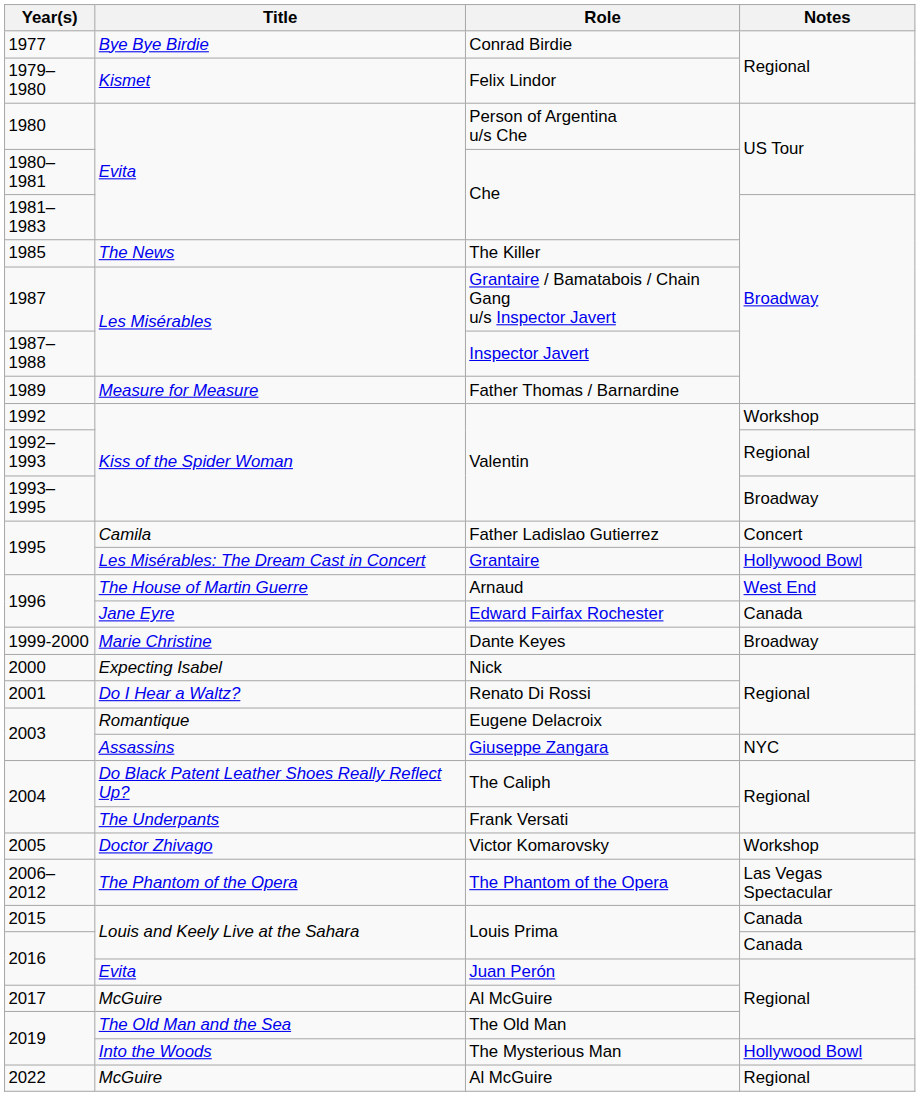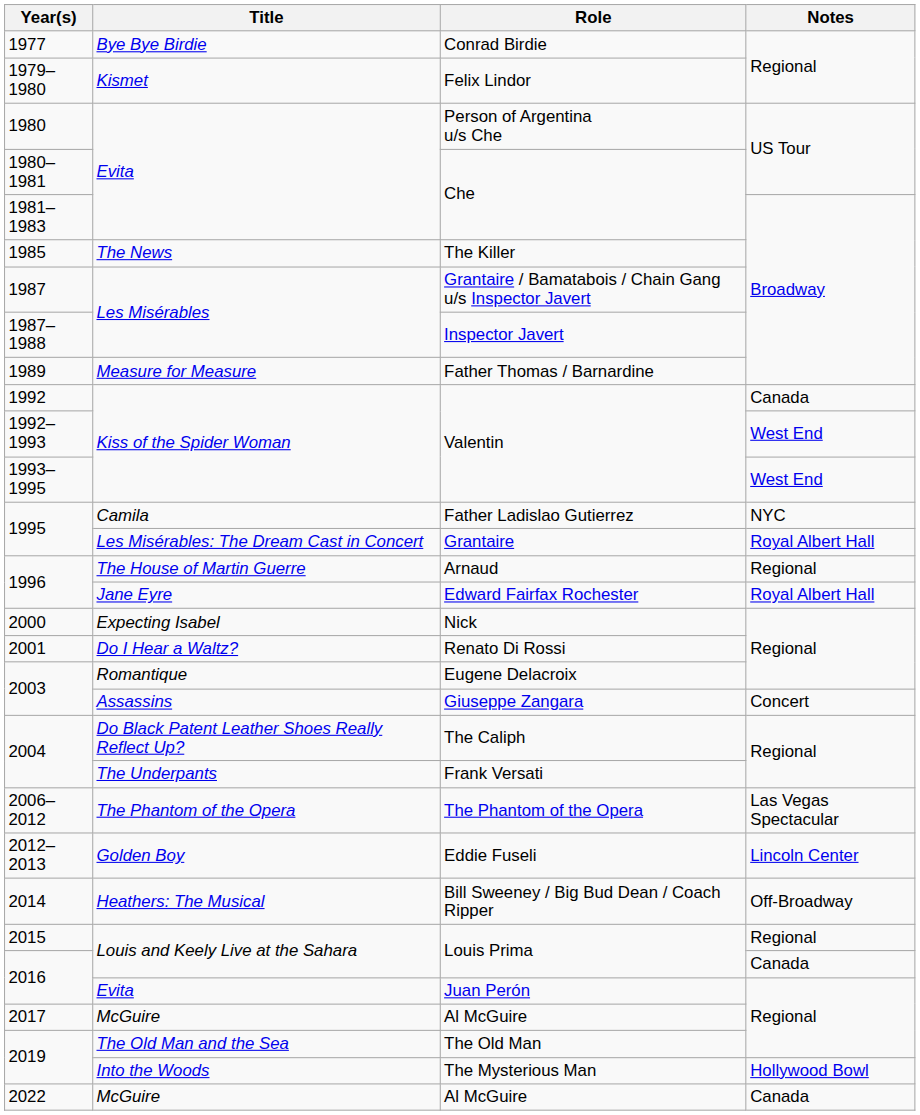(781, 416) Workshop -> (780, 397) Canada
(777, 452) Regional -> (786, 433) West End
(781, 498) Broadway -> (786, 479) West End
(773, 534) Concert -> (768, 515) NYC
(803, 560) Hollywood Bowl -> (812, 542) Royal Albert Hall
(780, 587) West End -> (783, 568) Regional
(773, 614) Canada -> (812, 595) Royal Albert Hall
- row: (49, 640)
(761, 747) NYC -> (780, 701) Concert
- row: (27, 846)
+ row: (32, 855)
+ row: (27, 901)
(773, 918) Canada -> (783, 937) Regional
(777, 1078) Regional -> (780, 1097) Canada
